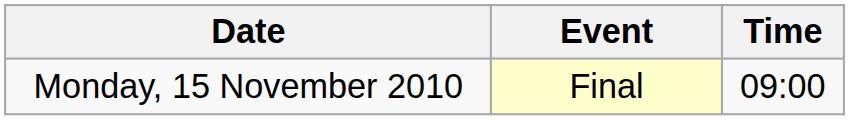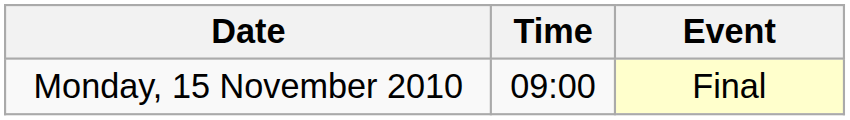columns swapped: (783, 31) <-> (607, 31)
